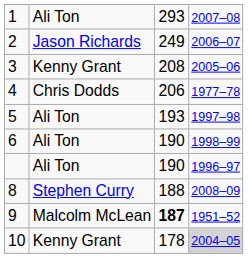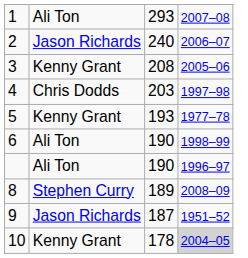(172, 41) 249 -> (161, 41) 240
(172, 91) 206 -> (161, 91) 203
(216, 92) 1977–78 -> (205, 92) 1997–98
(56, 116) Ali Ton -> (77, 116) Kenny Grant
(216, 116) 1997–98 -> (205, 116) 1977–78
(172, 191) 188 -> (161, 191) 189
(92, 215) Malcolm McLean -> (87, 215) Jason Richards
(172, 215) bold -> (161, 215) normal
